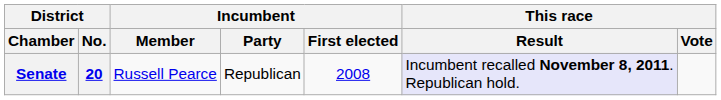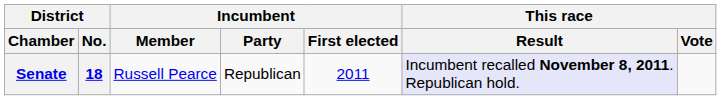(94, 74) 20 -> (94, 74) 18
(353, 74) 2008 -> (353, 74) 2011
